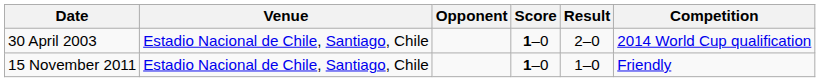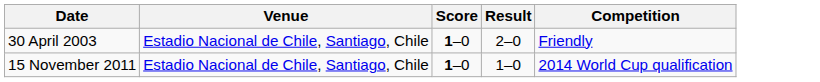- column: (472, 16)
(714, 40) 2014 World Cup qualification -> (566, 40) Friendly
(644, 64) Friendly -> (636, 64) 2014 World Cup qualification
